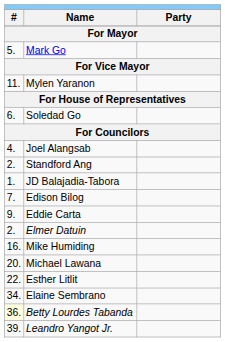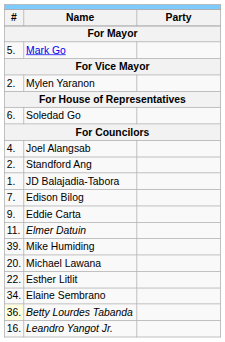(14, 83) 11. -> (11, 83) 2.
(11, 231) 2. -> (14, 231) 11.
(14, 247) 16. -> (14, 247) 39.
(14, 329) 39. -> (14, 329) 16.
